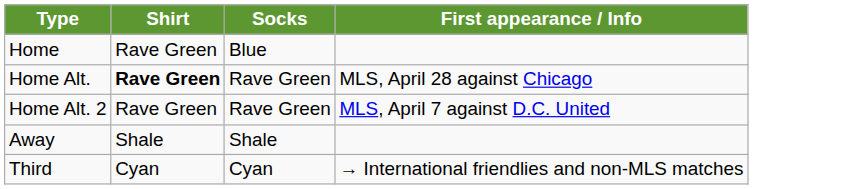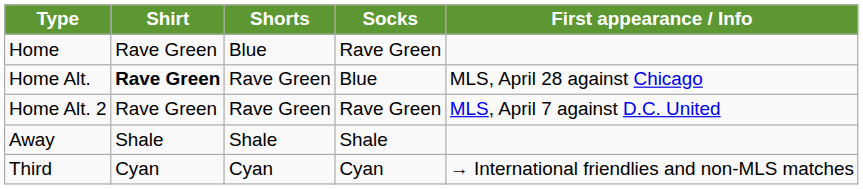+ column: (280, 19)
(248, 49) Blue -> (390, 49) Rave Green
(280, 79) Rave Green -> (358, 79) Blue
